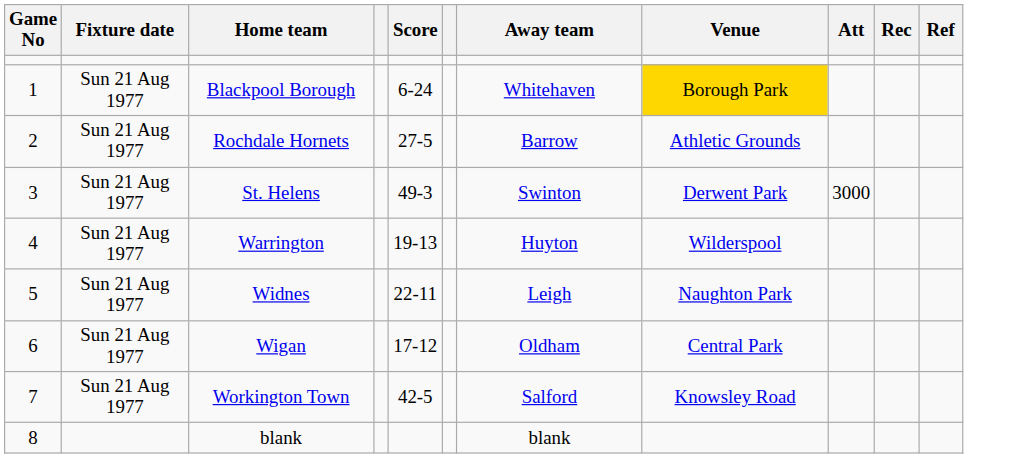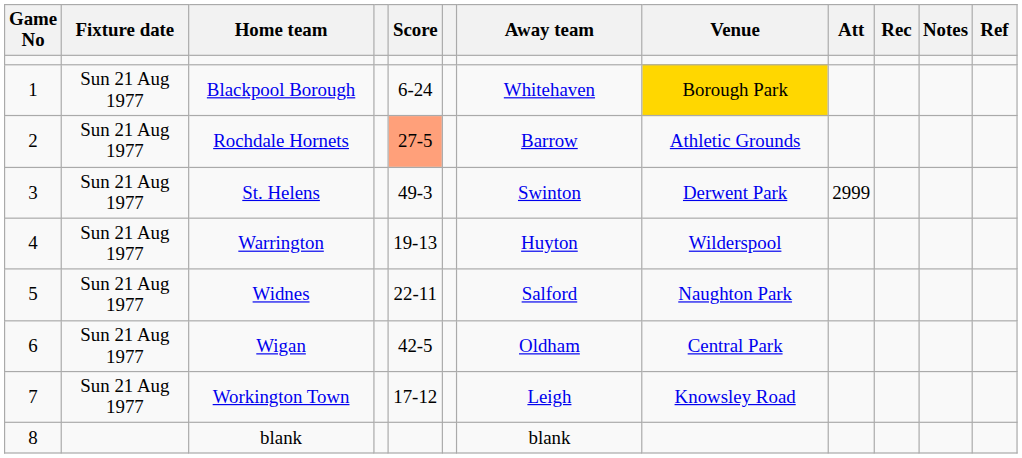+ column: (945, 30)
(415, 141) no background -> (415, 141) lightsalmon background
(851, 192) 3000 -> (851, 192) 2999
(549, 294) Leigh -> (549, 294) Salford
(415, 345) 17-12 -> (415, 345) 42-5
(415, 397) 42-5 -> (415, 397) 17-12
(549, 397) Salford -> (549, 397) Leigh
